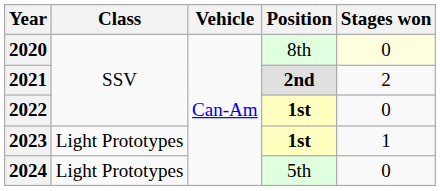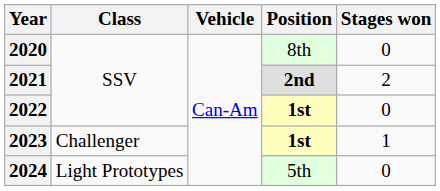(386, 49) lightyellow background -> (386, 49) no background
(120, 140) Light Prototypes -> (98, 140) Challenger
